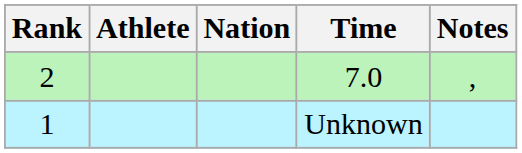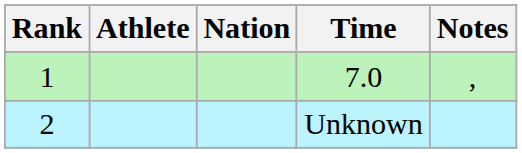(47, 76) 2 -> (47, 76) 1
(47, 123) 1 -> (47, 123) 2
